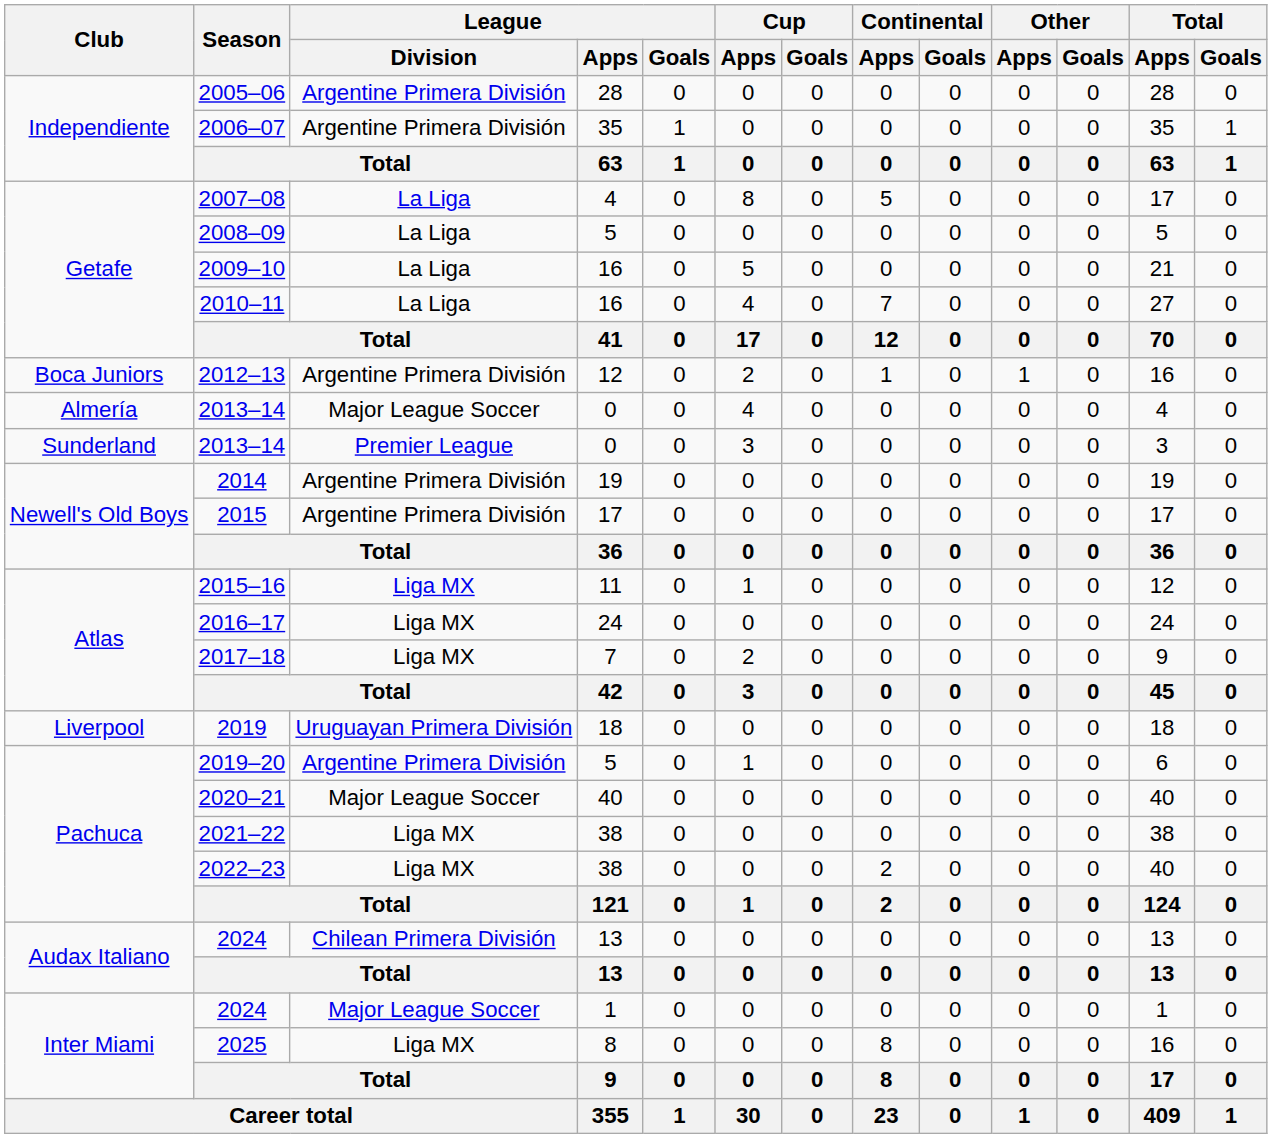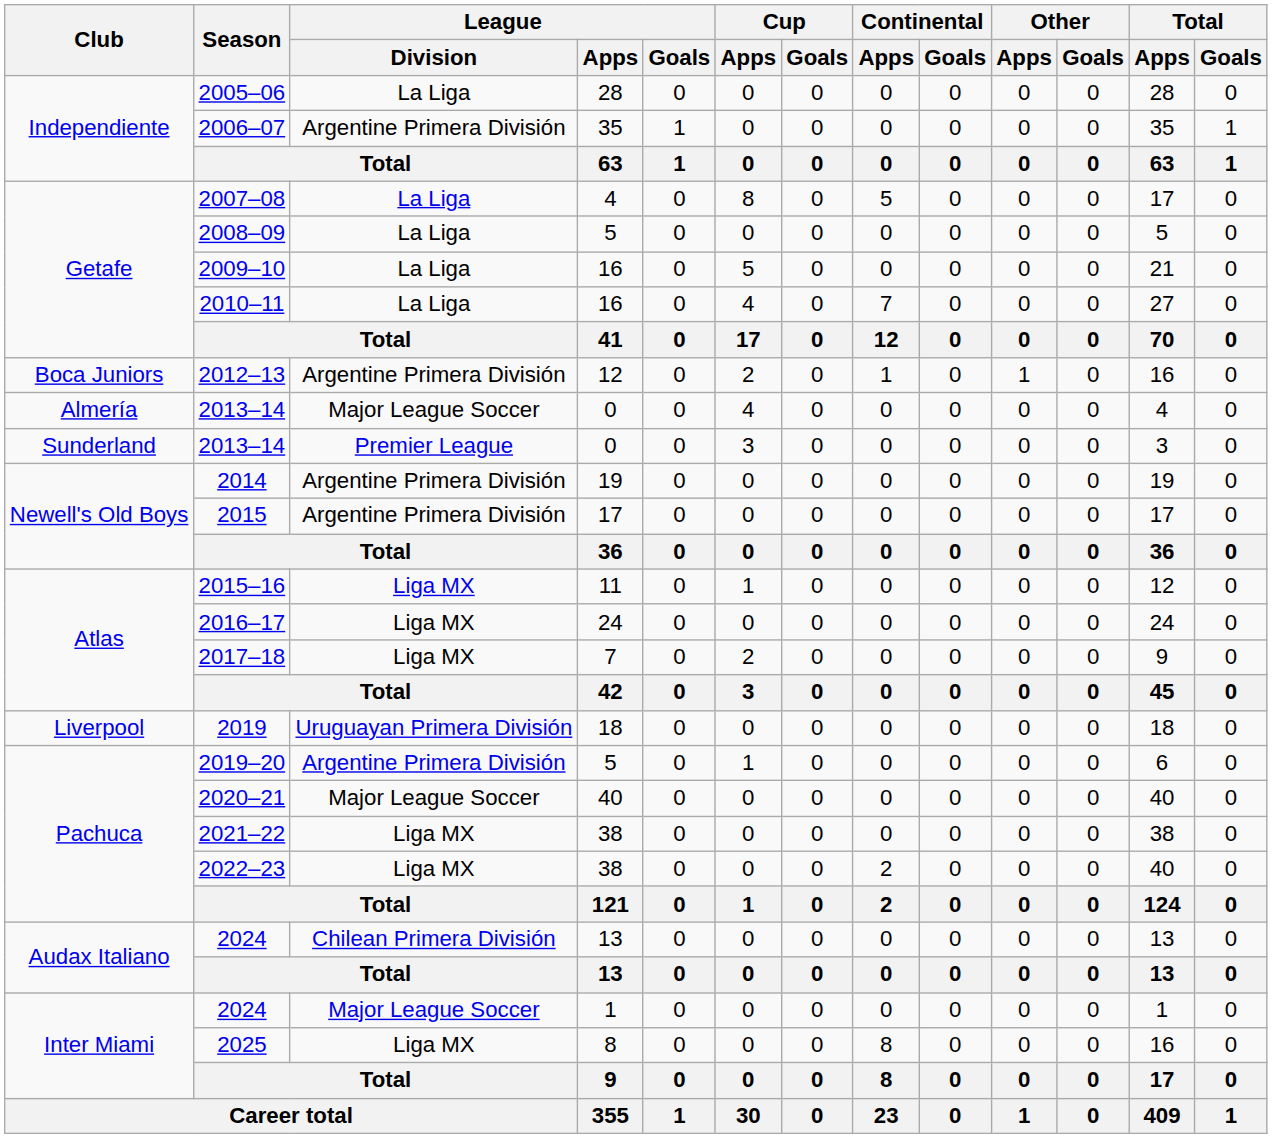(434, 92) Argentine Primera División -> (434, 92) La Liga
